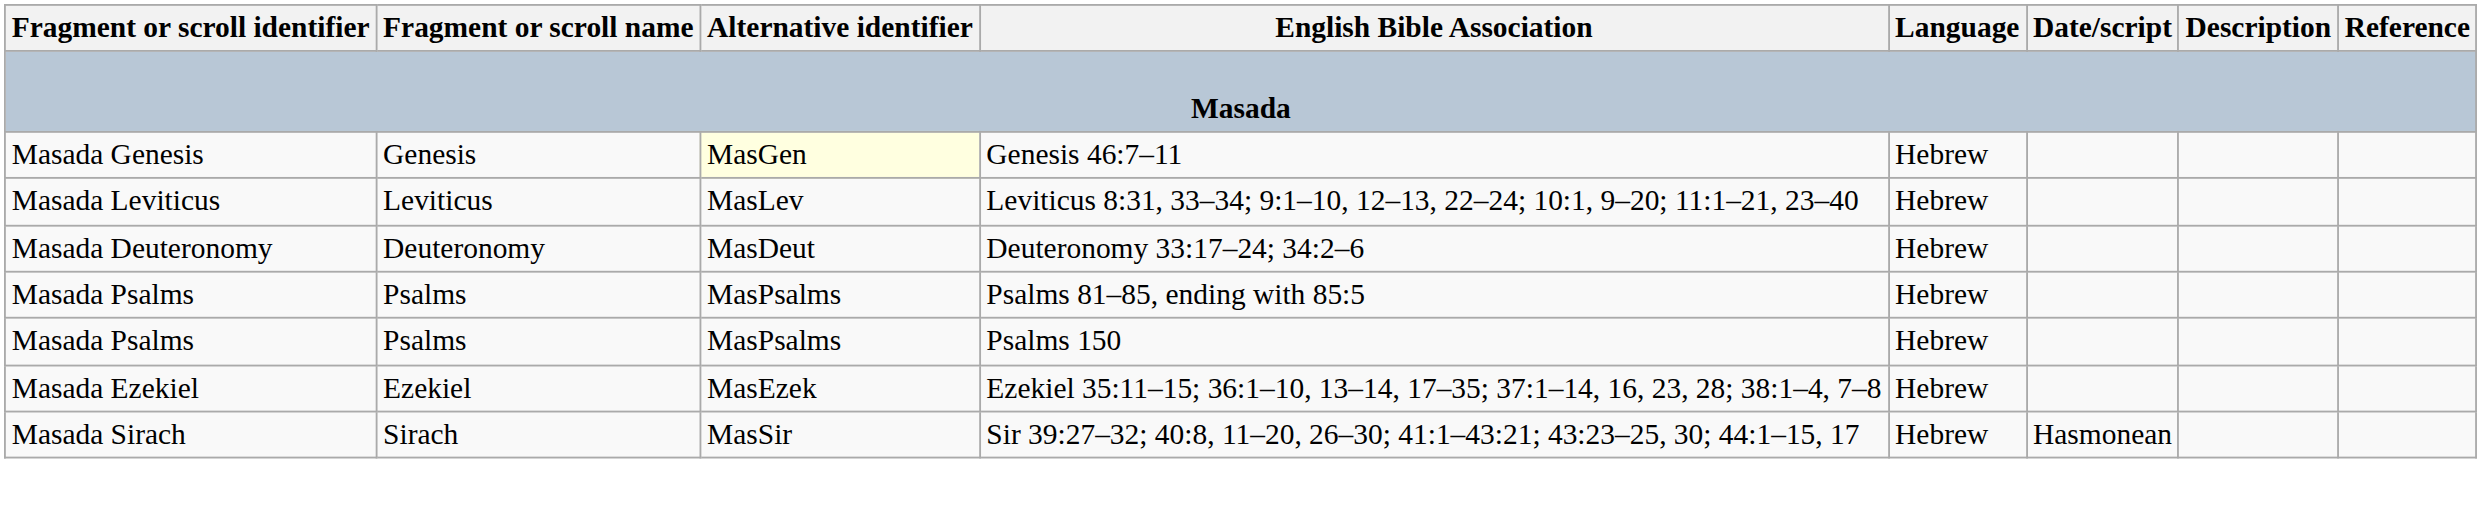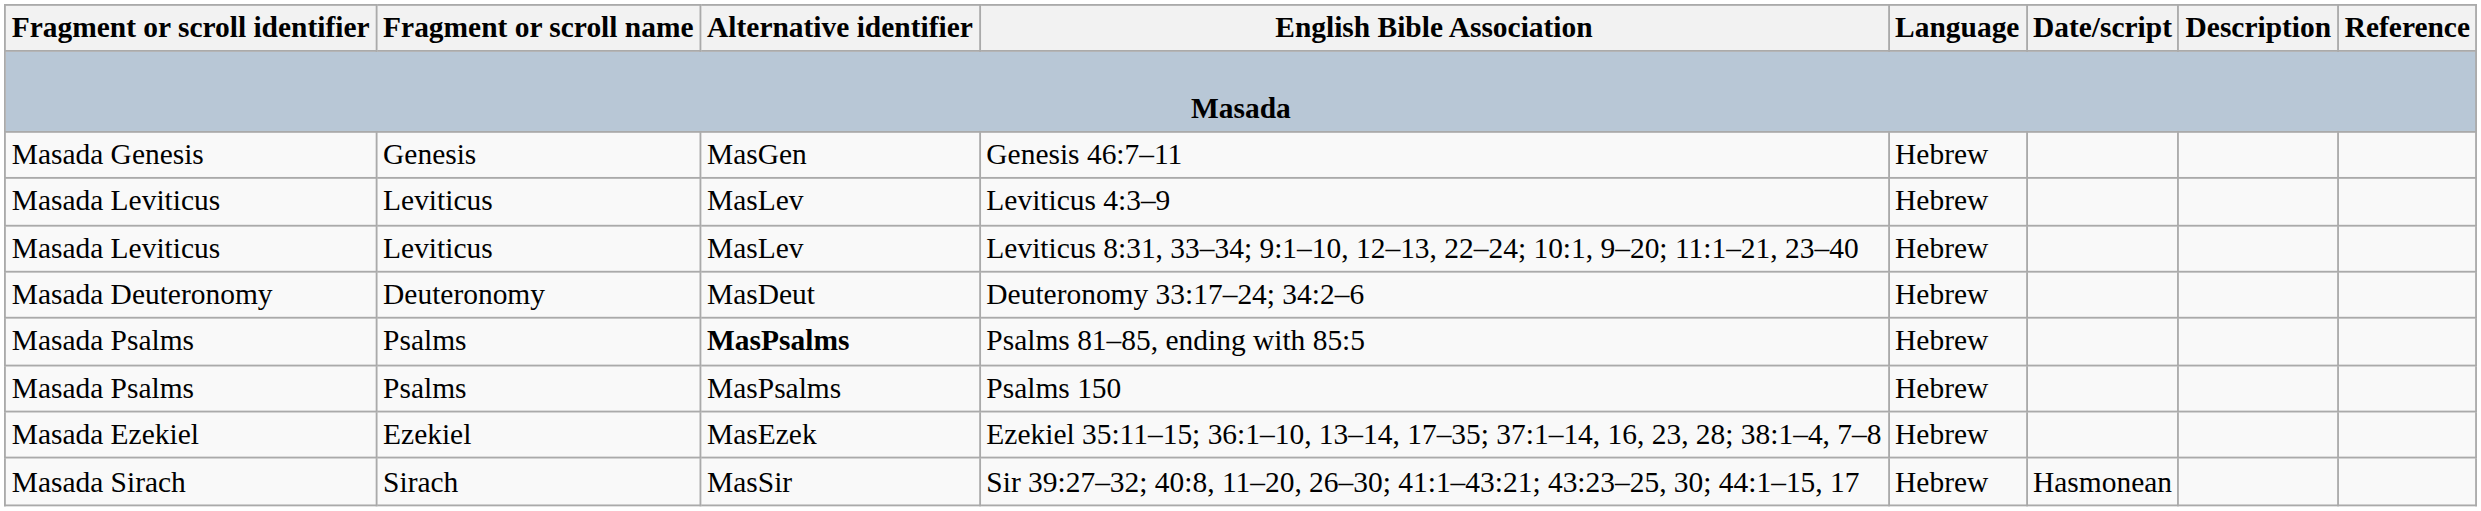(757, 154) lightyellow background -> (757, 154) no background
+ row: (1078, 201)
(774, 294) normal -> (778, 341) bold
